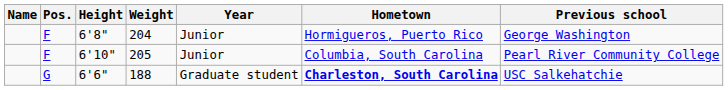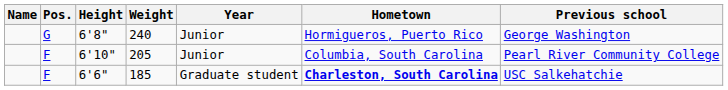(47, 35) F -> (47, 35) G
(140, 35) 204 -> (140, 35) 240
(47, 75) G -> (47, 75) F
(140, 75) 188 -> (140, 75) 185
